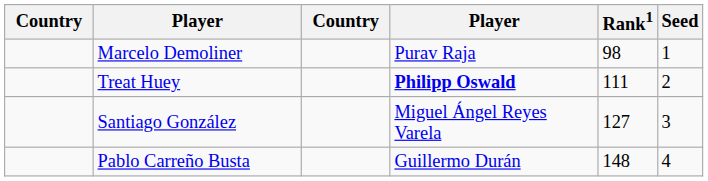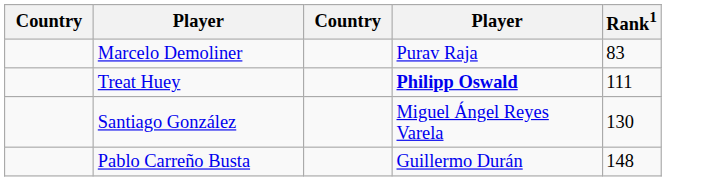- column: (680, 21)
(612, 53) 98 -> (615, 53) 83
(616, 121) 127 -> (620, 121) 130
